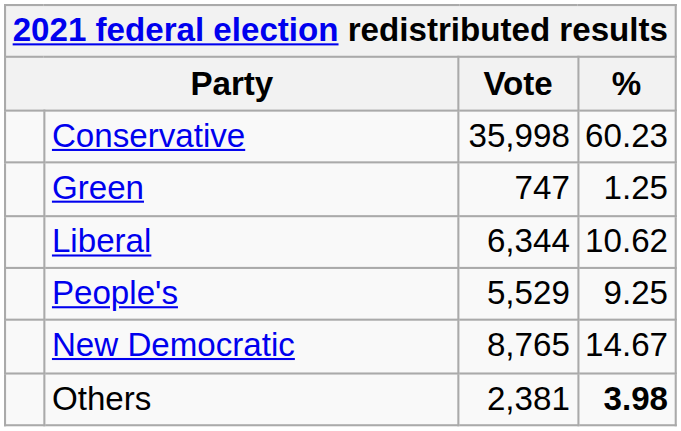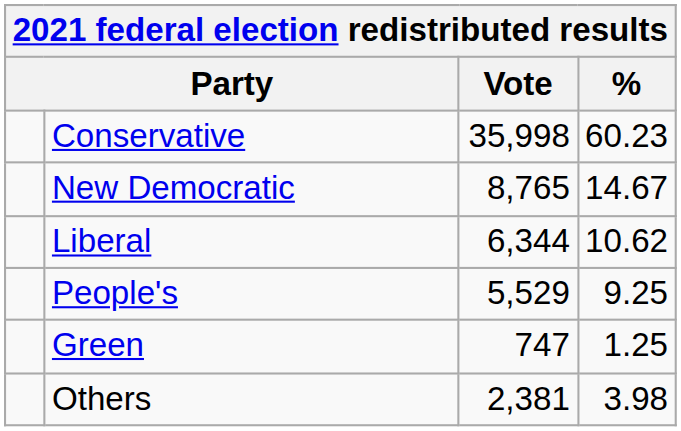rows swapped: (173, 345) <-> (98, 188)
(636, 398) bold -> (636, 398) normal
